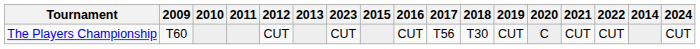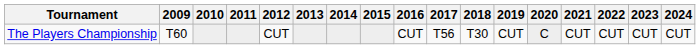columns swapped: (645, 14) <-> (343, 14)
